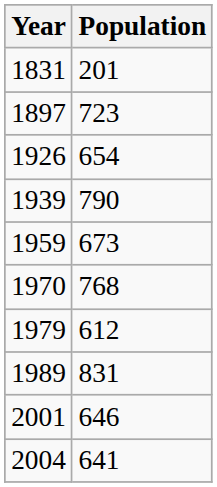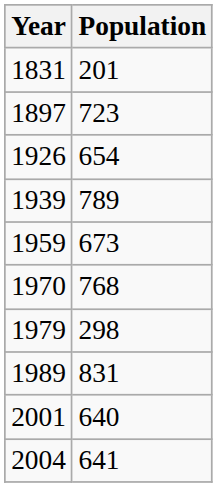(99, 199) 790 -> (99, 199) 789
(99, 329) 612 -> (99, 329) 298
(99, 416) 646 -> (99, 416) 640
